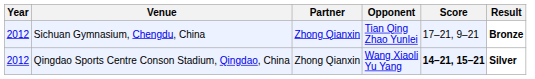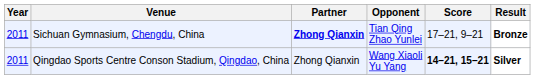(18, 34) 2012 -> (18, 34) 2011
(327, 34) normal -> (329, 34) bold
(18, 61) 2012 -> (18, 61) 2011
